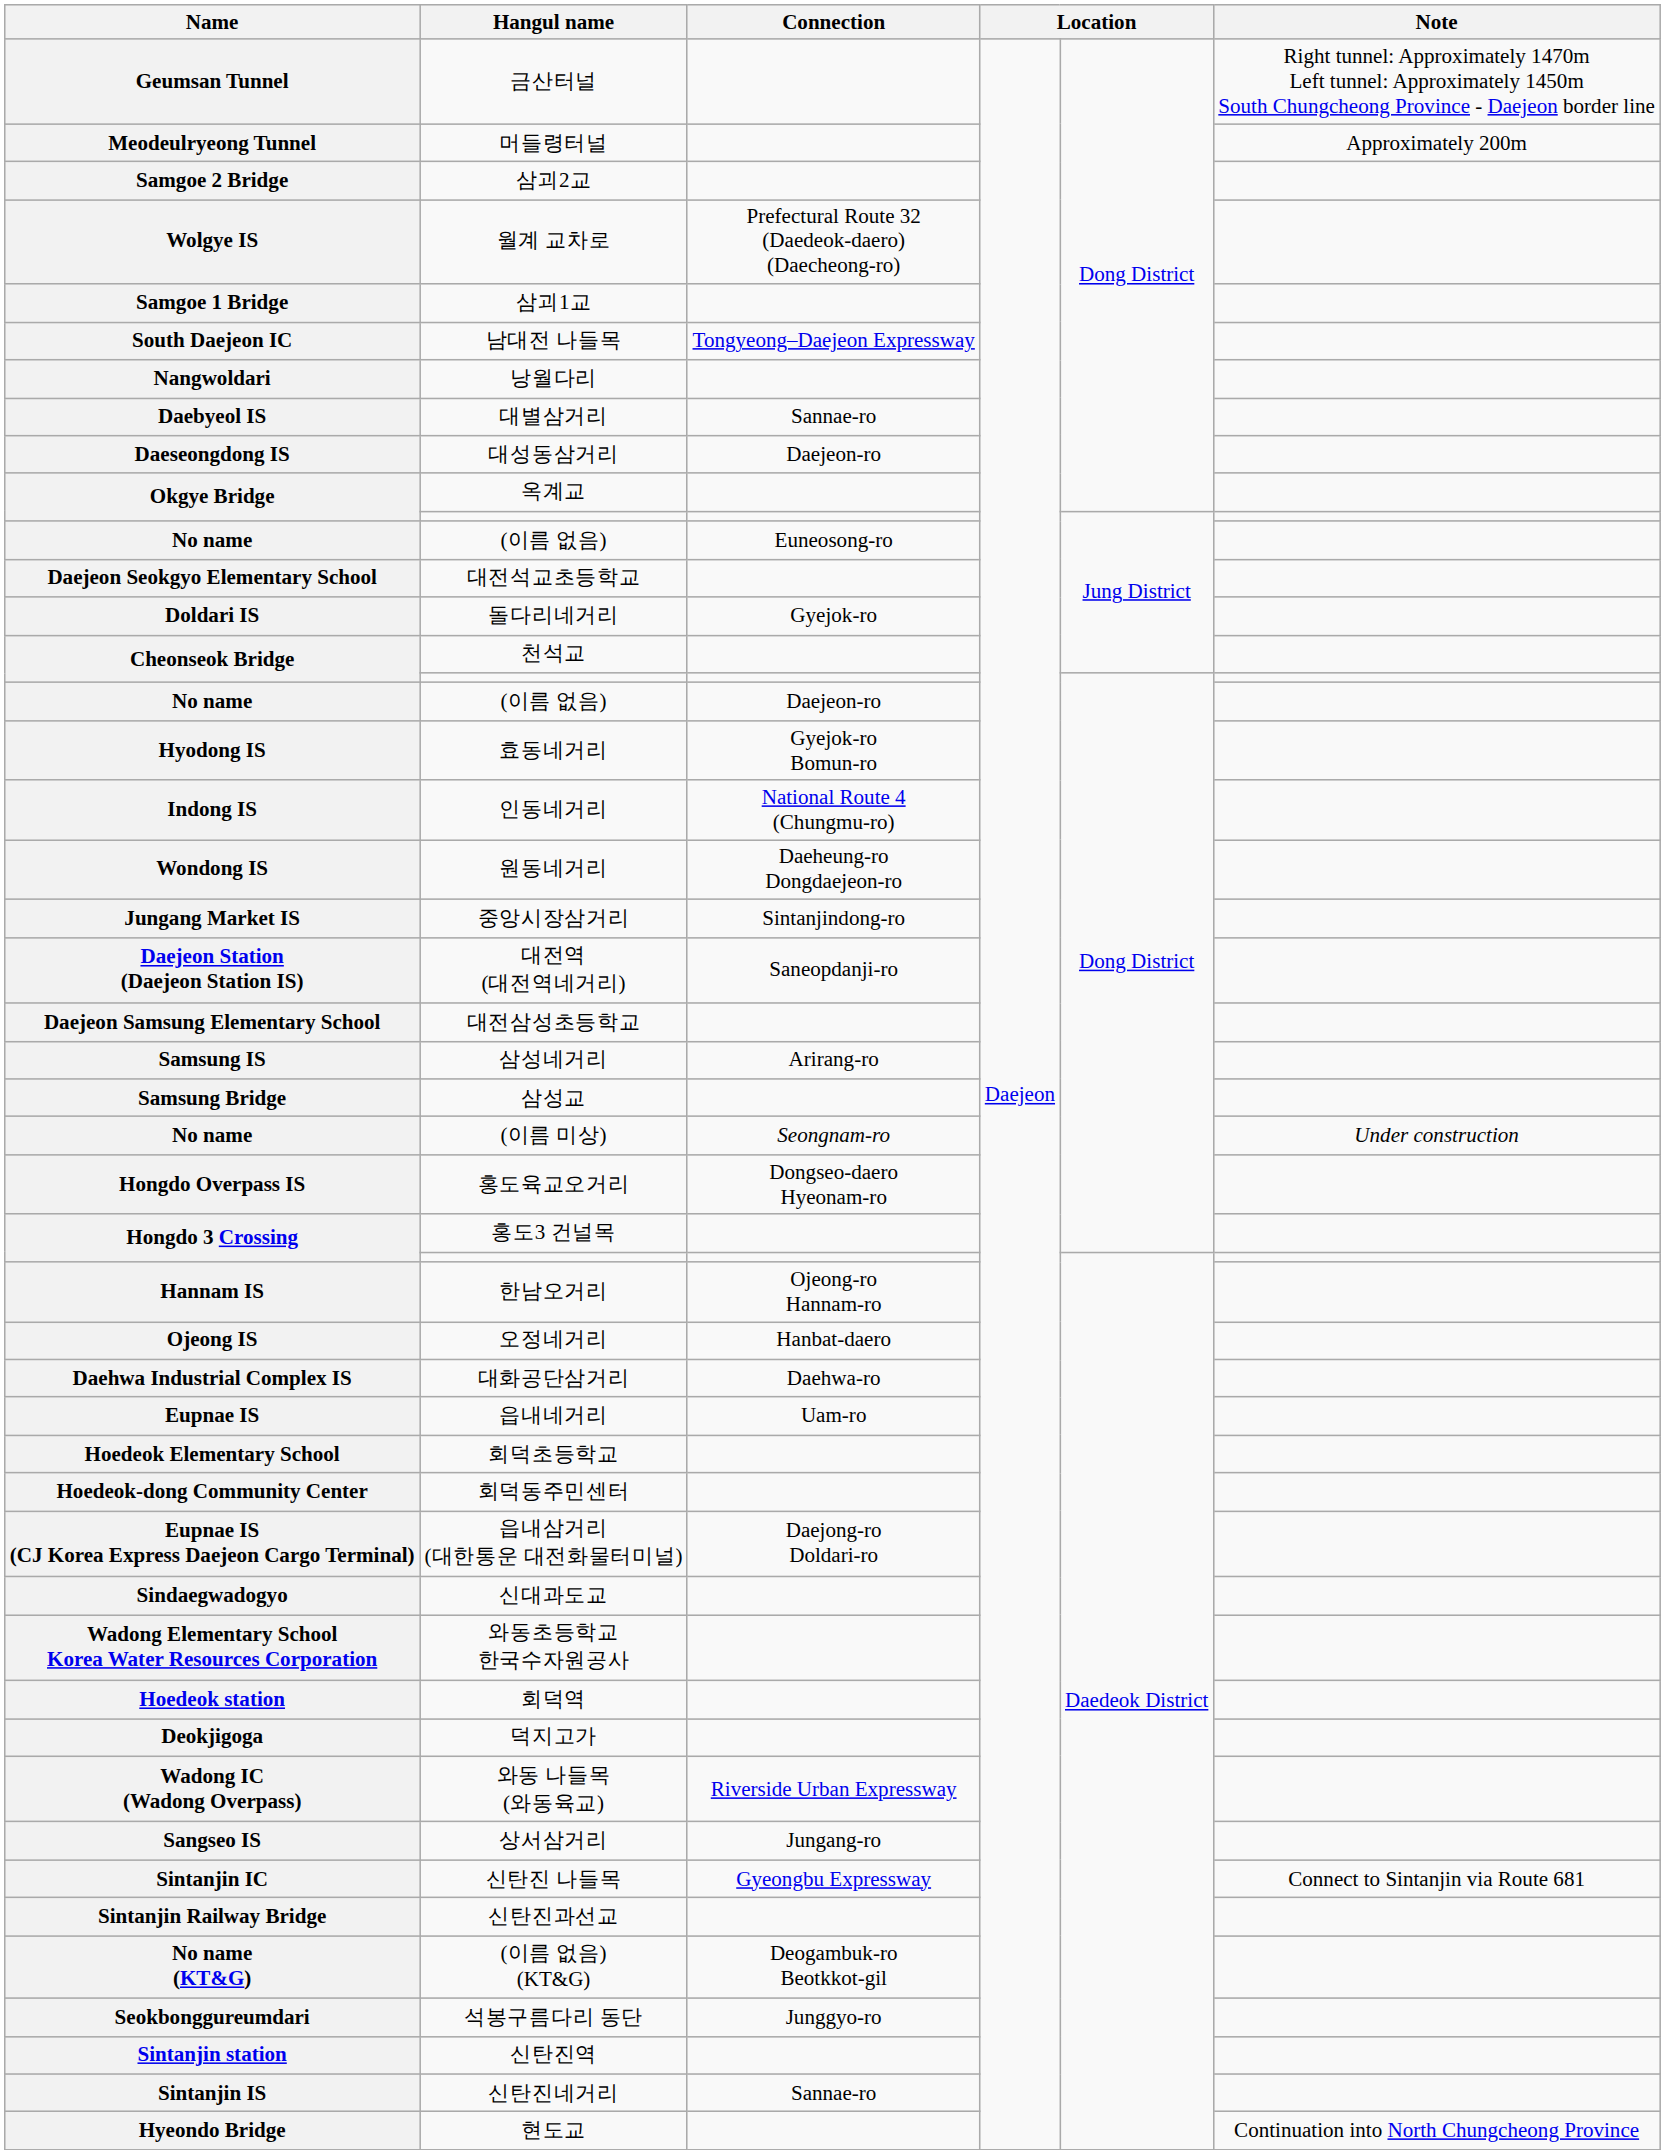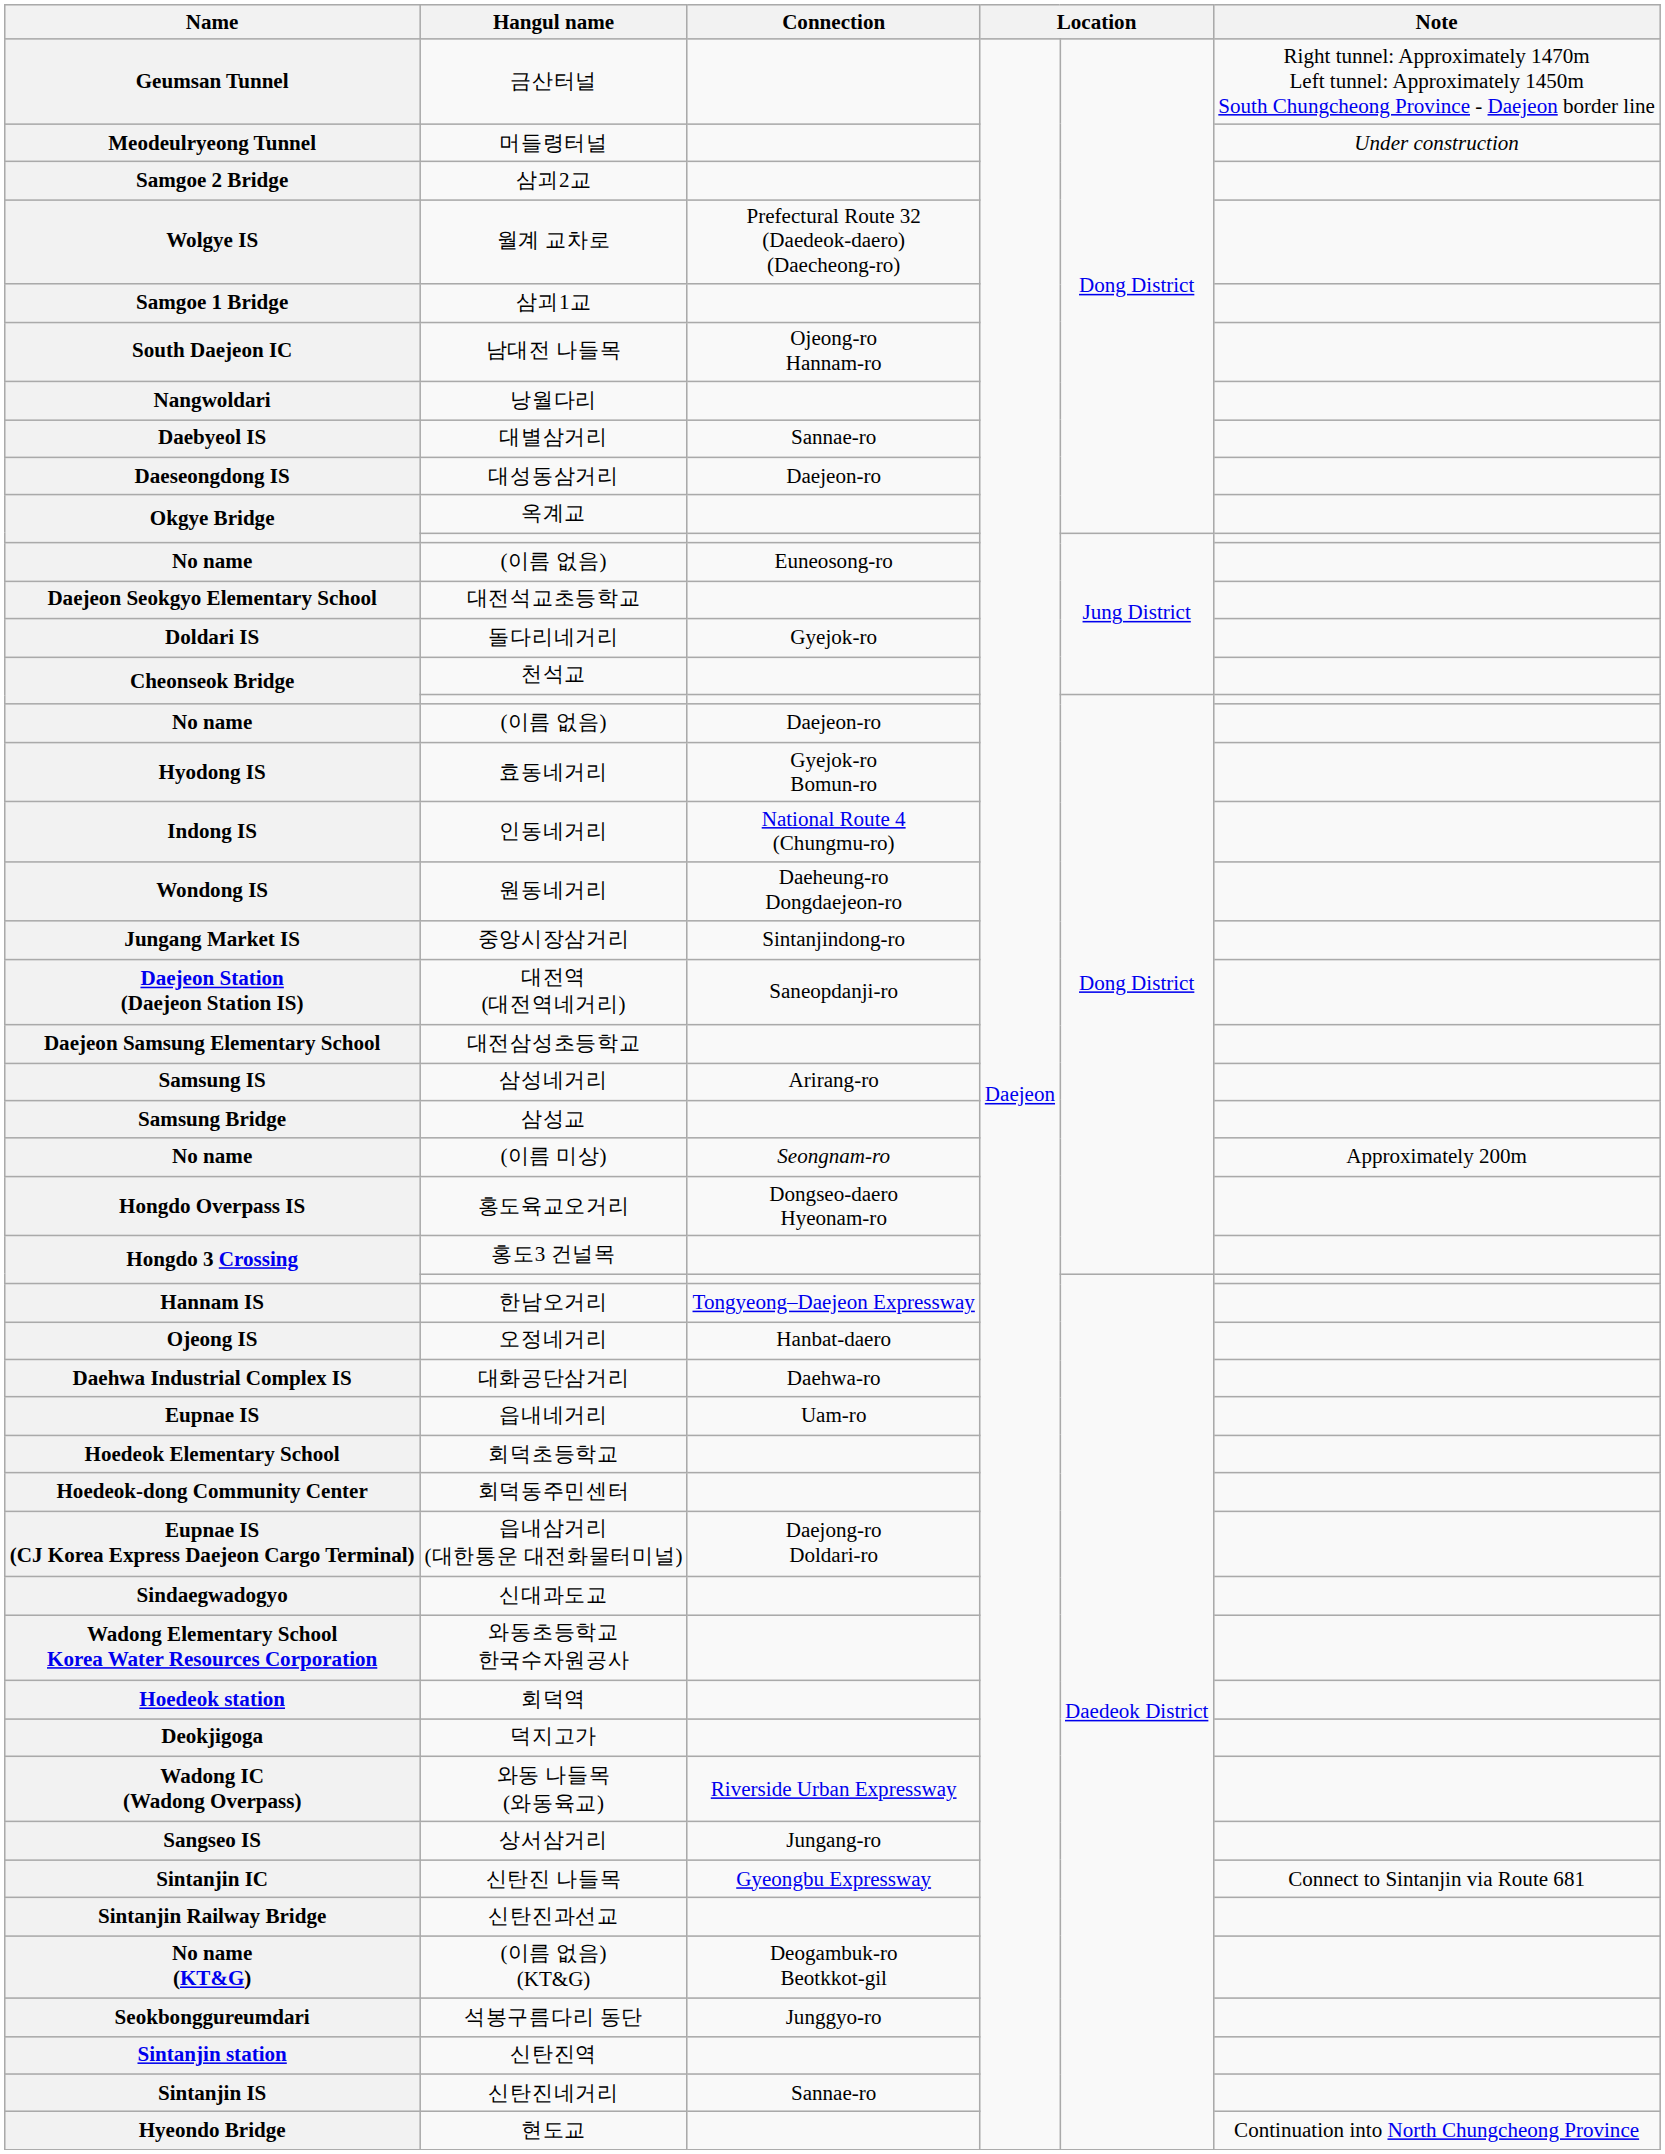(1437, 142) Approximately 200m -> (1437, 142) Under construction
(834, 340) Tongyeong–Daejeon Expressway -> (834, 351) Ojeong-ro Hannam-ro
(1437, 1134) Under construction -> (1437, 1156) Approximately 200m
(834, 1291) Ojeong-ro Hannam-ro -> (834, 1301) Tongyeong–Daejeon Expressway
